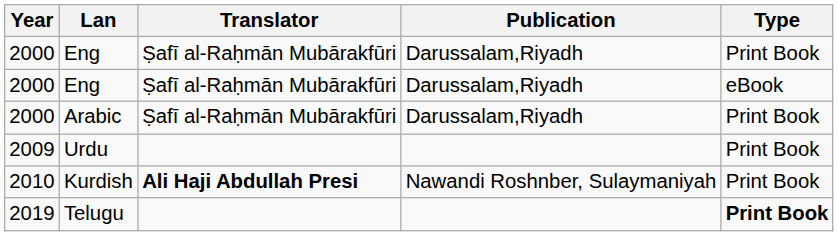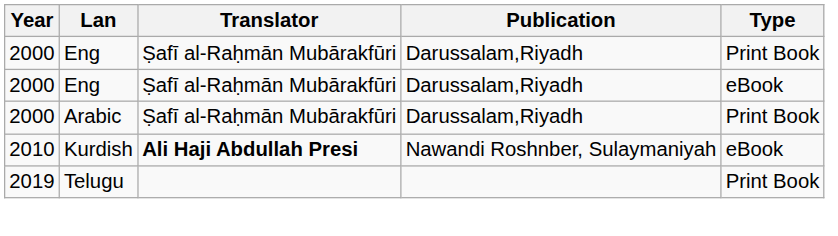- row: (32, 149)
(773, 181) Print Book -> (754, 149) eBook
(777, 213) bold -> (773, 181) normal
